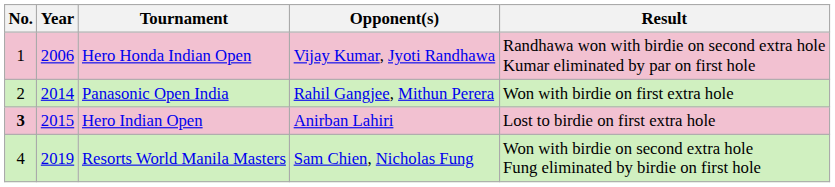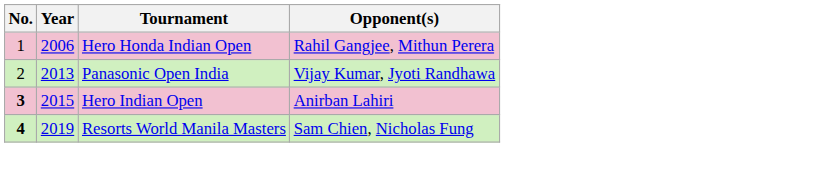- column: (664, 18)
(394, 55) Vijay Kumar, Jyoti Randhawa -> (394, 46) Rahil Gangjee, Mithun Perera
(58, 93) 2014 -> (58, 73) 2013
(394, 93) Rahil Gangjee, Mithun Perera -> (394, 73) Vijay Kumar, Jyoti Randhawa
(21, 158) normal -> (21, 128) bold
